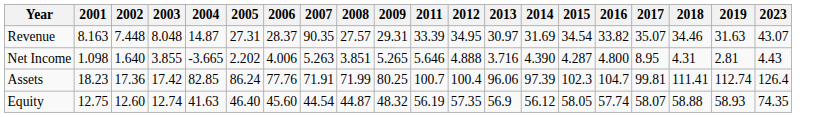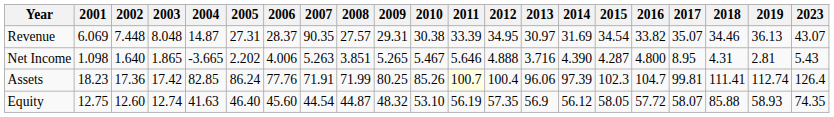+ column: (429, 15)
(93, 36) 8.163 -> (93, 36) 6.069
(730, 36) 31.63 -> (767, 36) 36.13
(167, 58) 3.855 -> (167, 58) 1.865
(770, 58) 4.43 -> (807, 58) 5.43
(429, 79) no background -> (466, 79) lightyellow background
(614, 101) 57.74 -> (651, 101) 57.72
(687, 101) 58.88 -> (724, 101) 85.88
